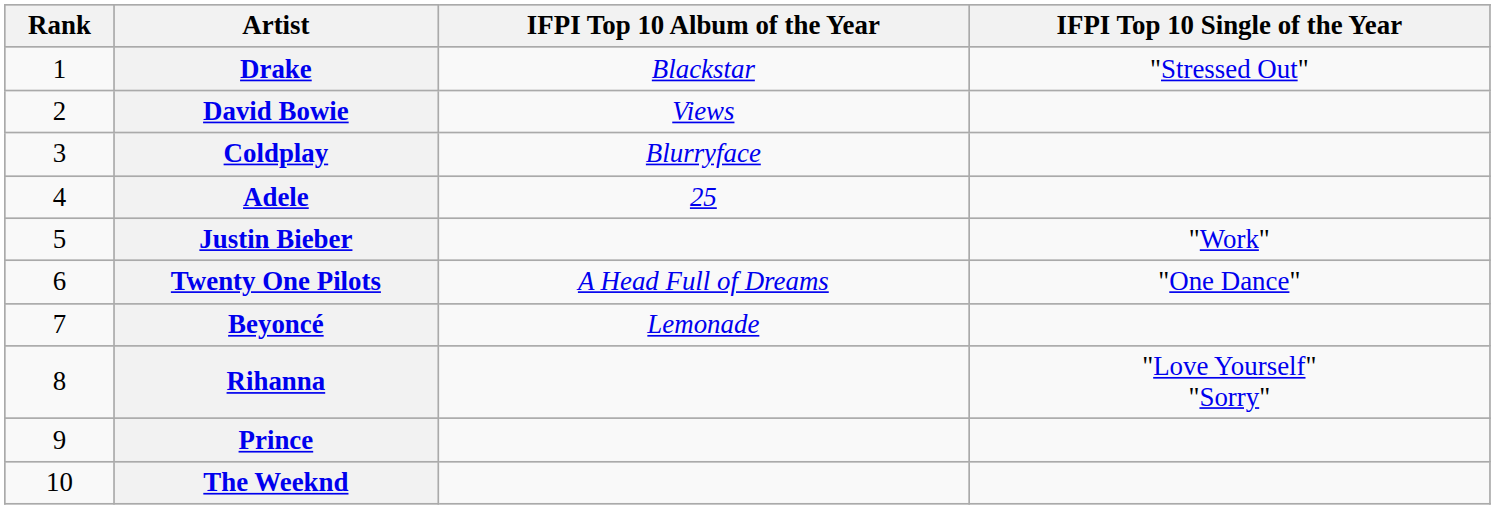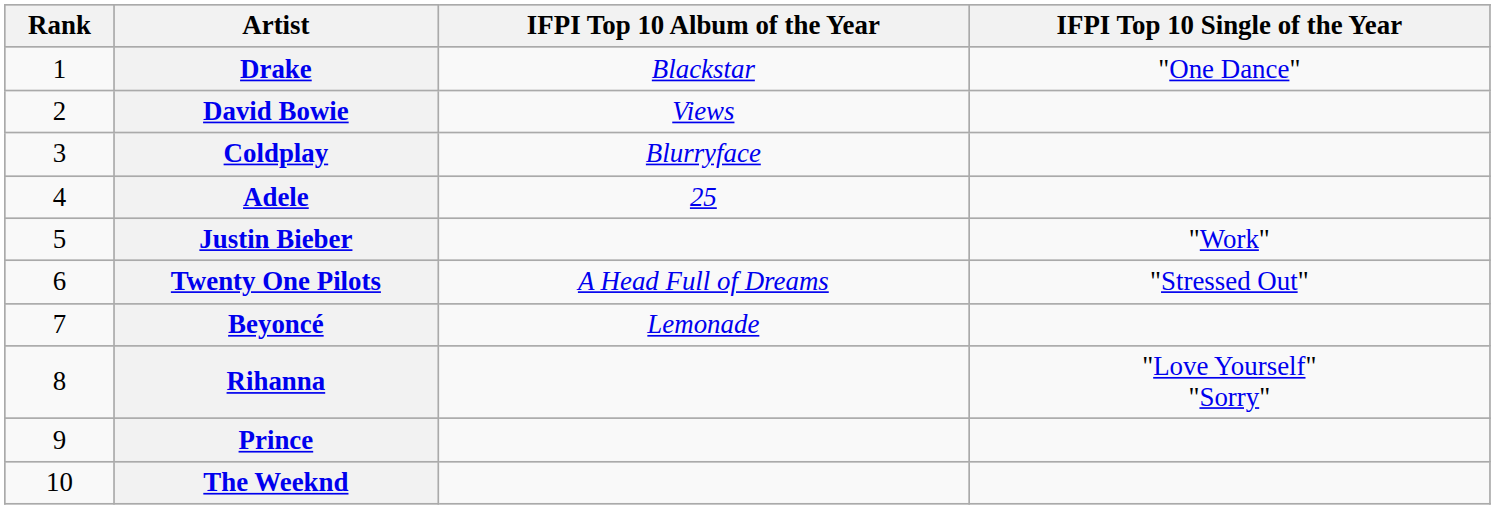(1229, 68) "Stressed Out" -> (1229, 68) "One Dance"
(1229, 281) "One Dance" -> (1229, 281) "Stressed Out"
